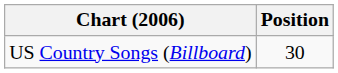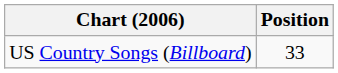(295, 51) 30 -> (295, 51) 33
